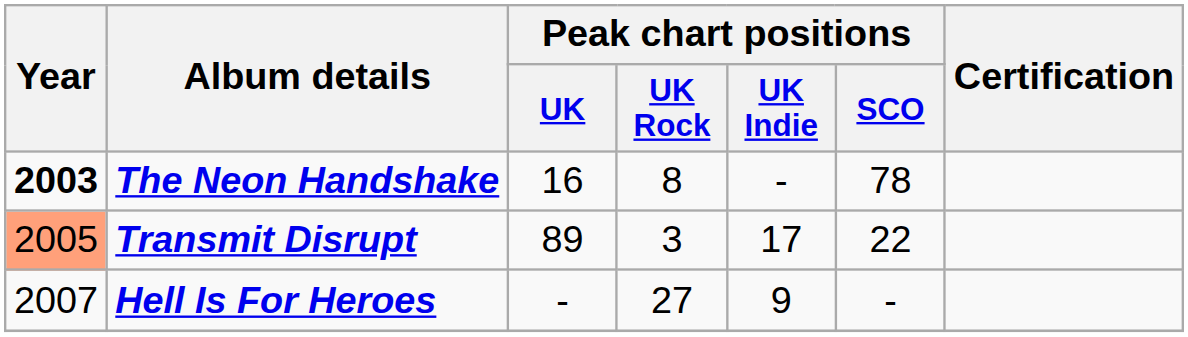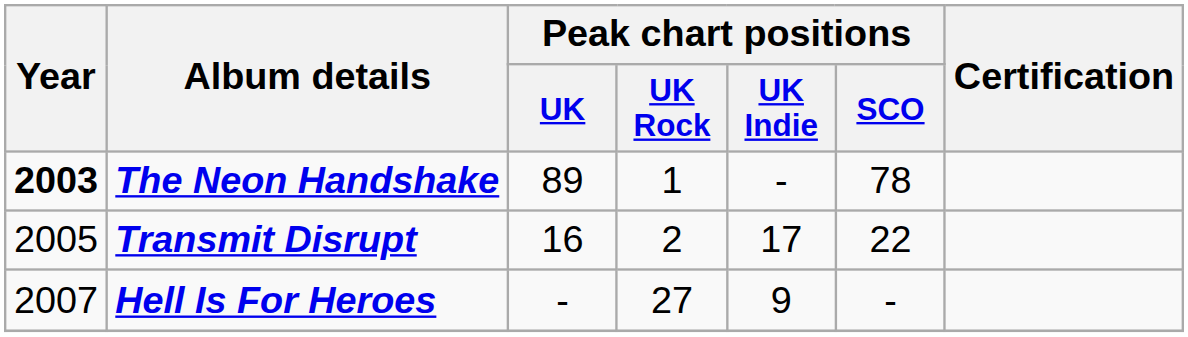(563, 180) 16 -> (563, 180) 89
(672, 180) 8 -> (672, 180) 1
(56, 239) lightsalmon background -> (56, 239) no background
(563, 239) 89 -> (563, 239) 16
(672, 239) 3 -> (672, 239) 2
